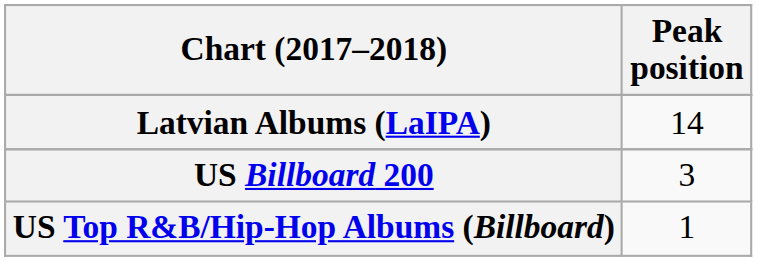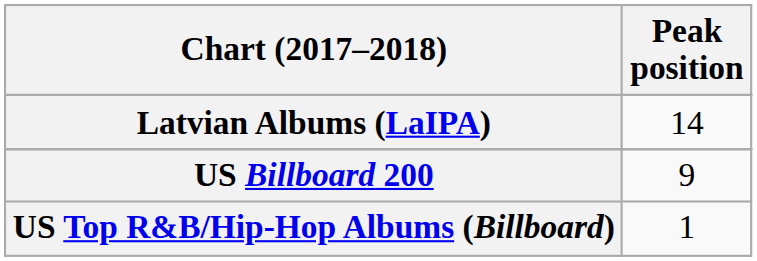(687, 174) 3 -> (687, 174) 9
